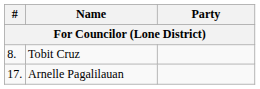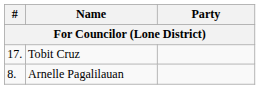(12, 54) 8. -> (15, 54) 17.
(15, 74) 17. -> (12, 74) 8.
